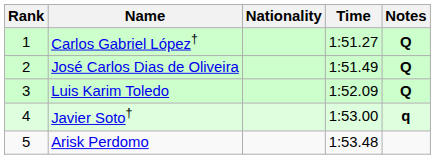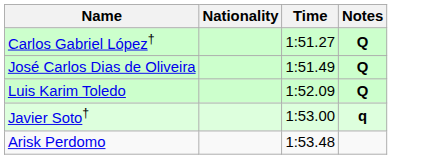- column: (26, 16)
